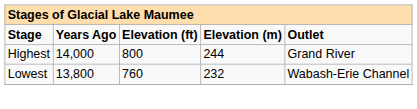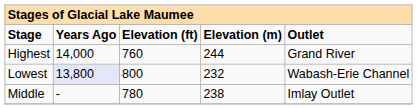(133, 54) 800 -> (133, 54) 760
(75, 74) no background -> (75, 74) lavender background
(133, 74) 760 -> (133, 74) 800
+ row: (26, 94)
